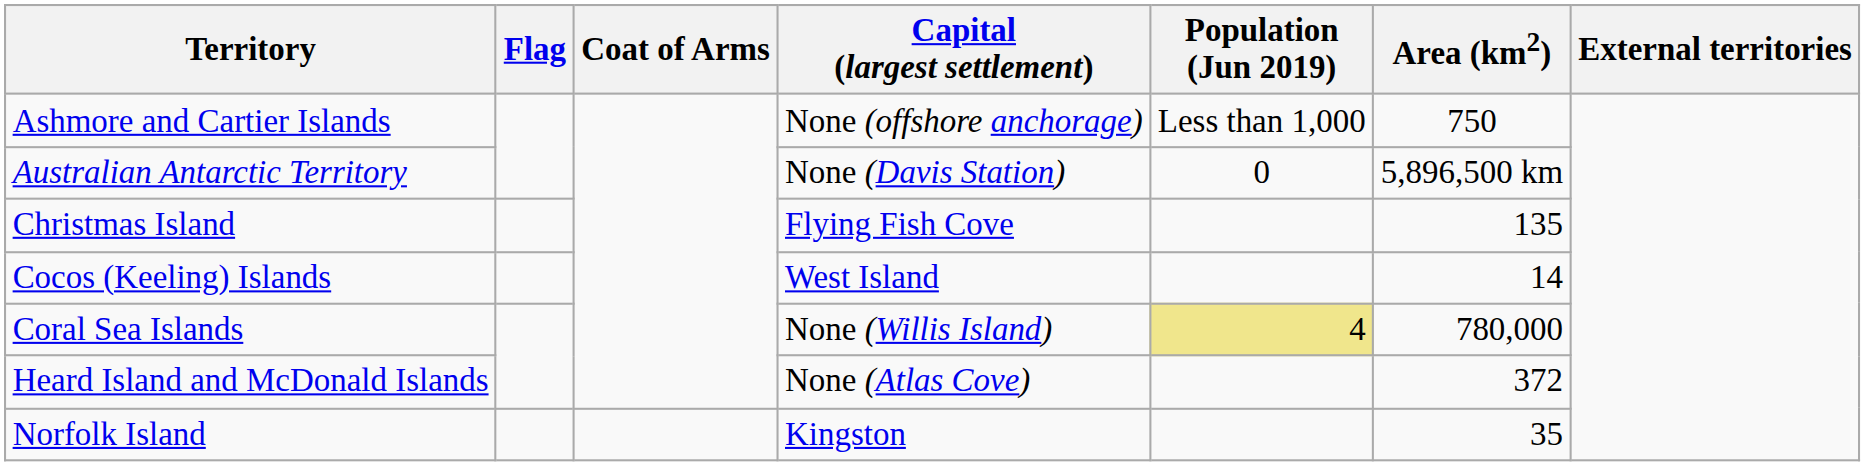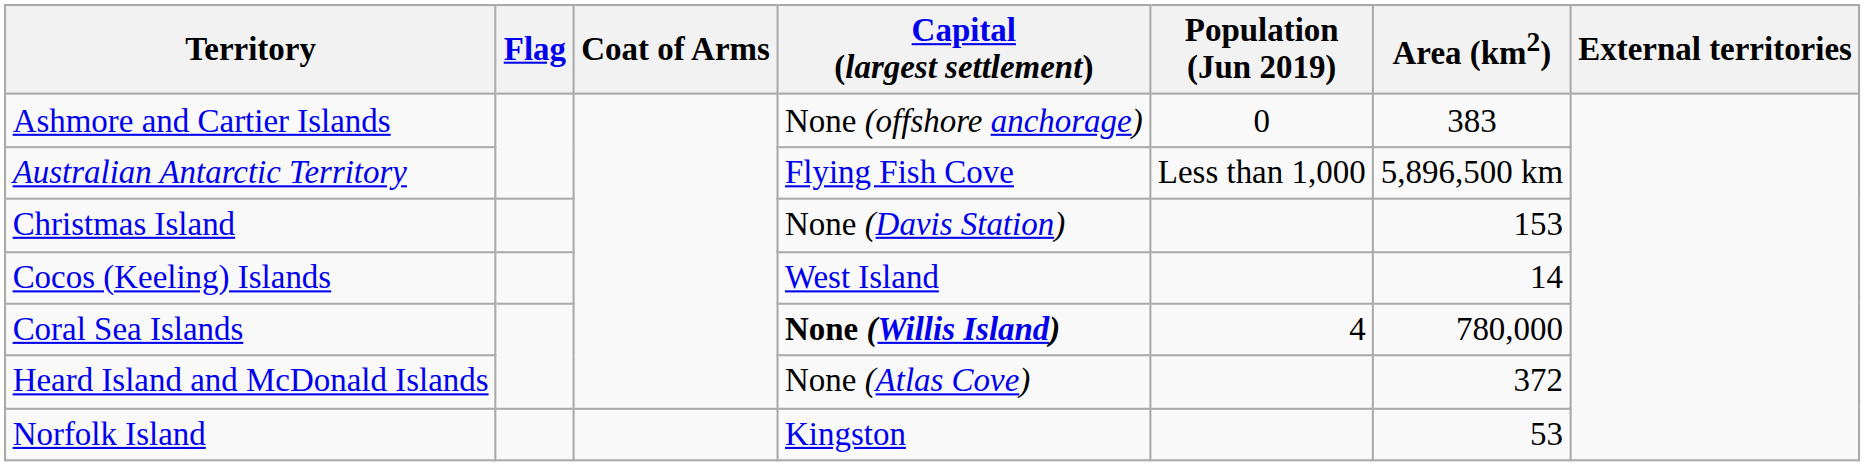(1262, 119) Less than 1,000 -> (1262, 119) 0
(1472, 119) 750 -> (1472, 119) 383
(925, 172) None (Davis Station) -> (899, 172) Flying Fish Cove
(1262, 172) 0 -> (1262, 172) Less than 1,000
(899, 224) Flying Fish Cove -> (925, 224) None (Davis Station)
(1538, 224) 135 -> (1538, 224) 153
(919, 329) normal -> (923, 329) bold
(1357, 329) khaki background -> (1357, 329) no background
(1547, 433) 35 -> (1547, 433) 53
